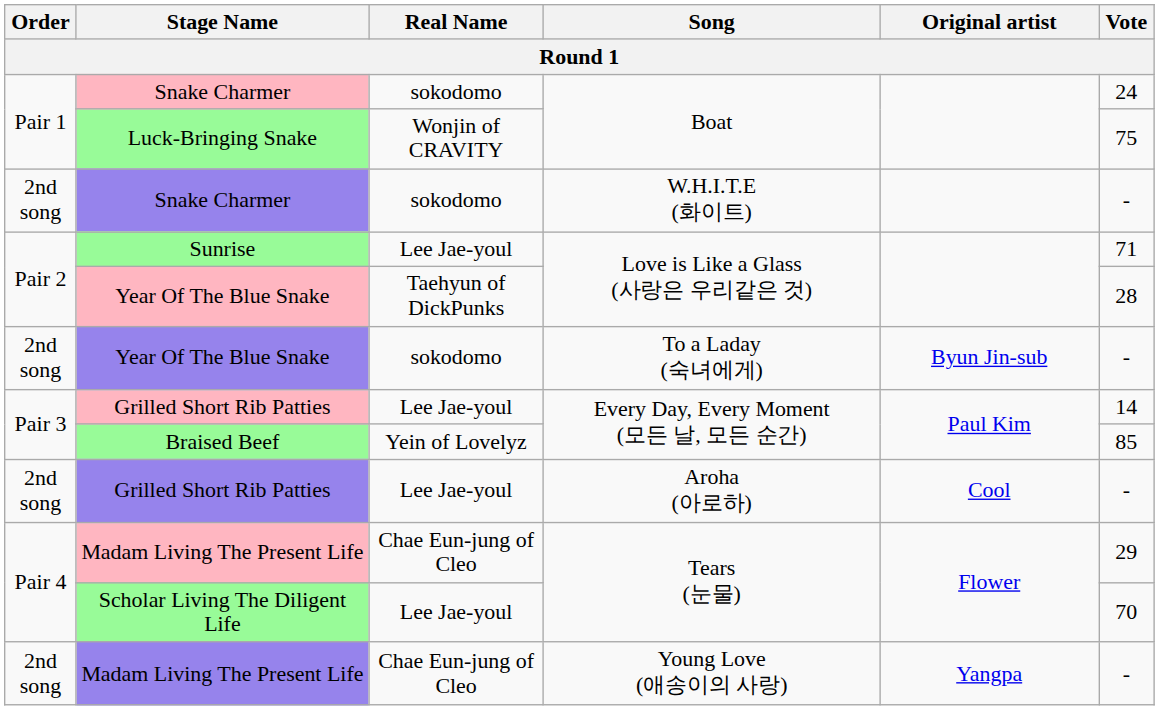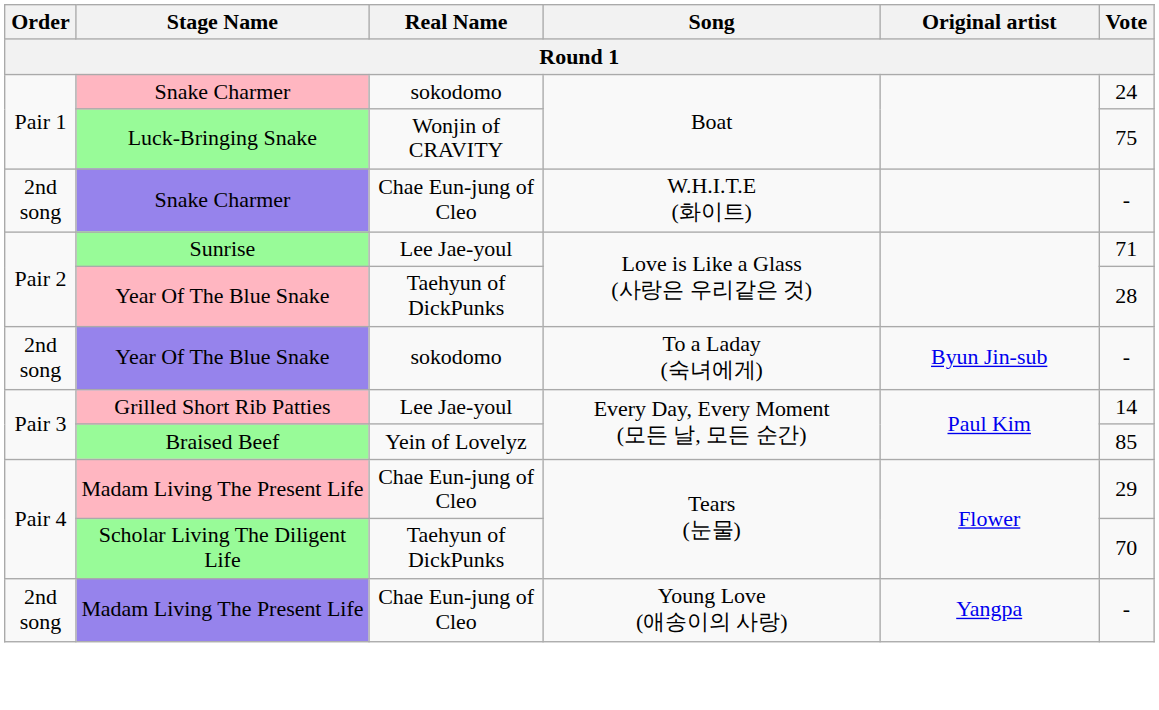(456, 199) sokodomo -> (456, 199) Chae Eun-jung of Cleo
- row: (222, 490)
(456, 611) Lee Jae-youl -> (456, 548) Taehyun of DickPunks
